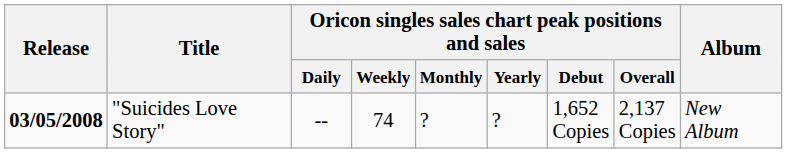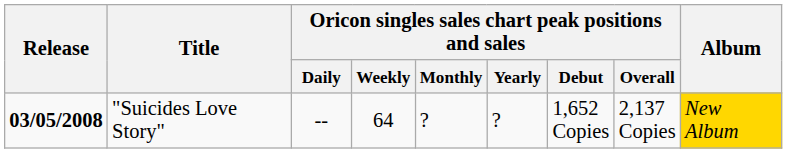(383, 120) 74 -> (383, 120) 64
(712, 120) no background -> (712, 120) gold background
